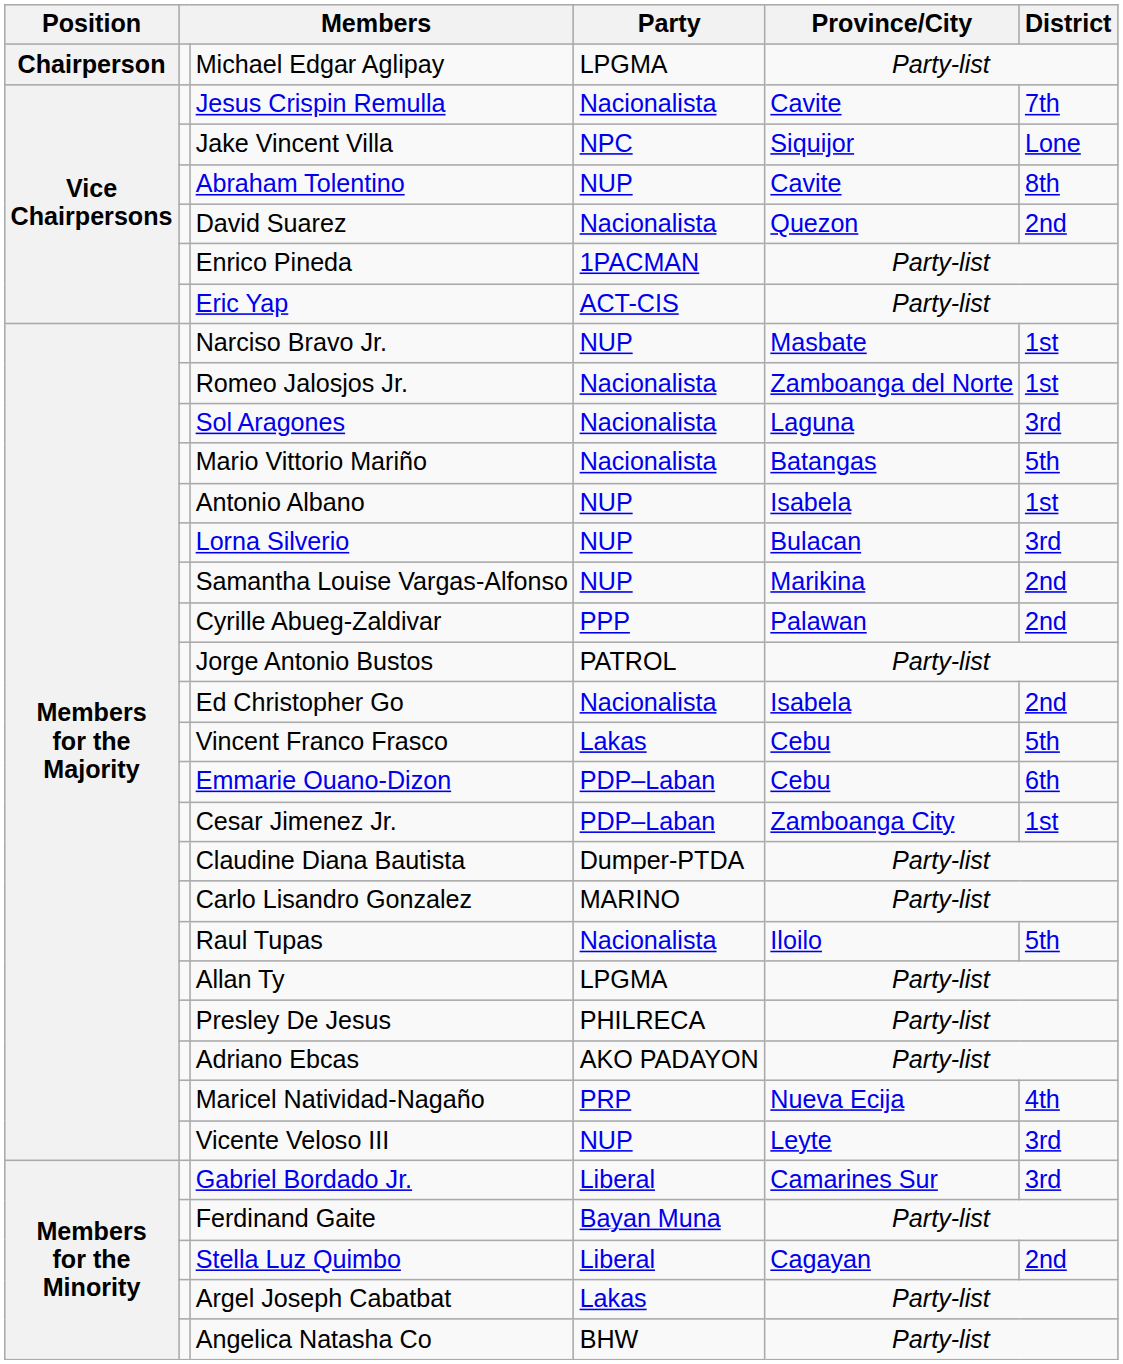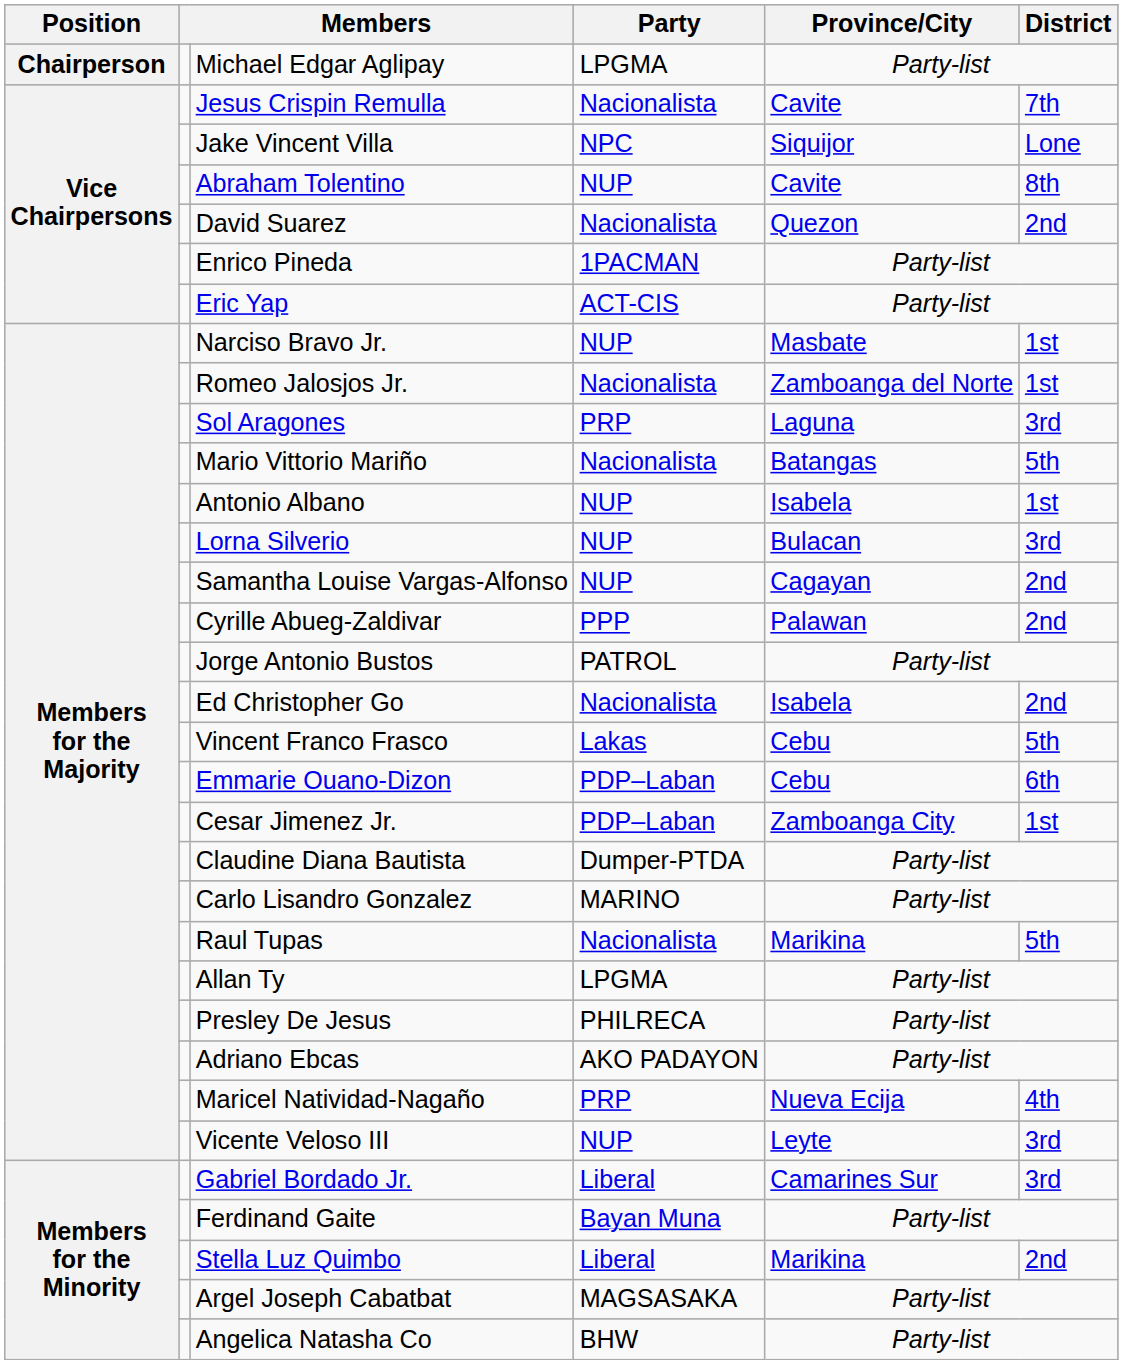(648, 422) Nacionalista -> (605, 422) PRP
(818, 582) Marikina -> (821, 582) Cagayan
(796, 940) Iloilo -> (818, 940) Marikina
(821, 1259) Cagayan -> (818, 1259) Marikina
(613, 1299) Lakas -> (659, 1299) MAGSASAKA
